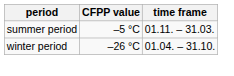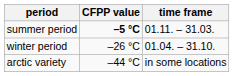(127, 29) normal -> (127, 29) bold
+ row: (36, 63)
